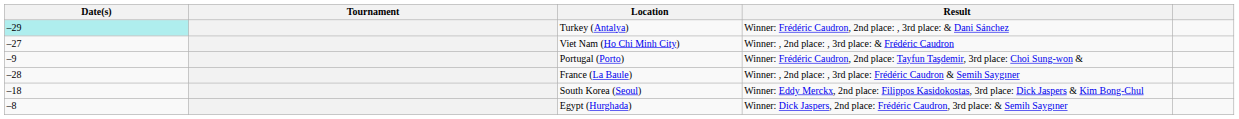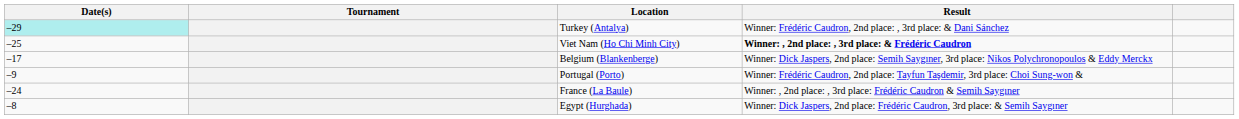(14, 43) –27 -> (14, 43) –25
(849, 43) normal -> (858, 43) bold
+ row: (609, 59)
(14, 75) –28 -> (14, 91) –24
- row: (601, 91)
